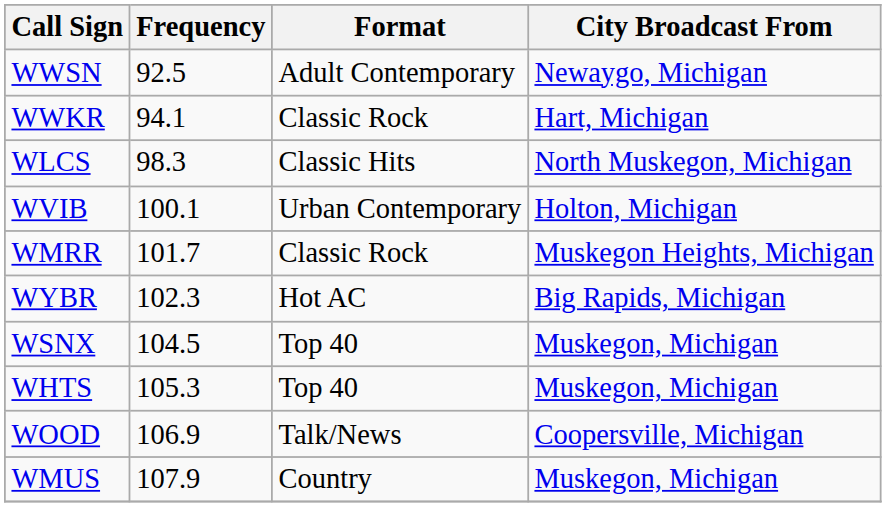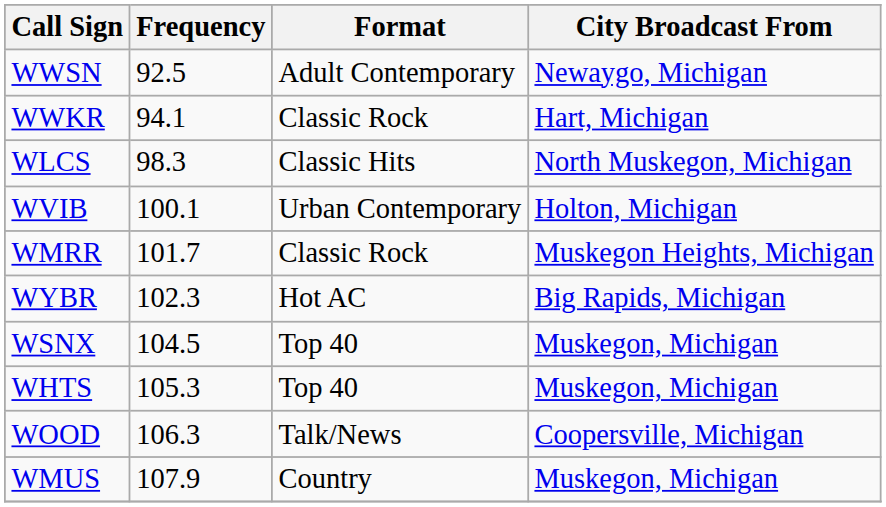(168, 433) 106.9 -> (168, 433) 106.3
